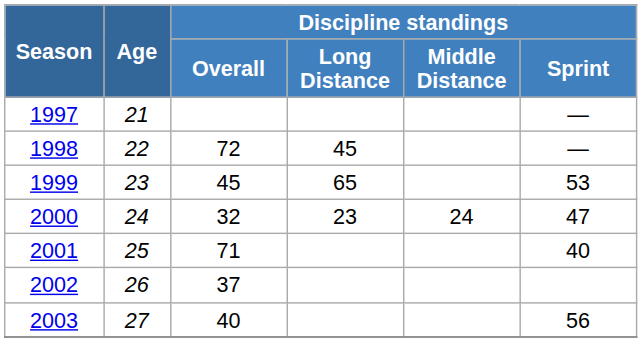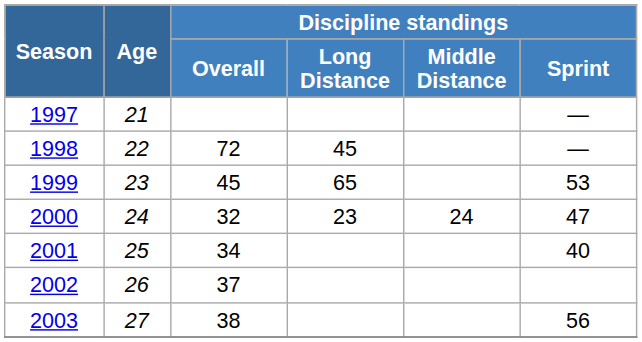(229, 251) 71 -> (229, 251) 34
(229, 319) 40 -> (229, 319) 38
